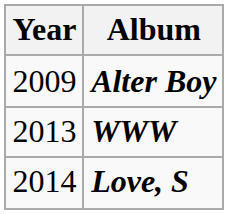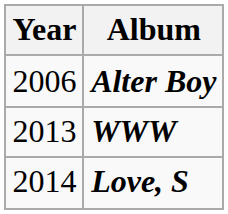(44, 80) 2009 -> (44, 80) 2006
